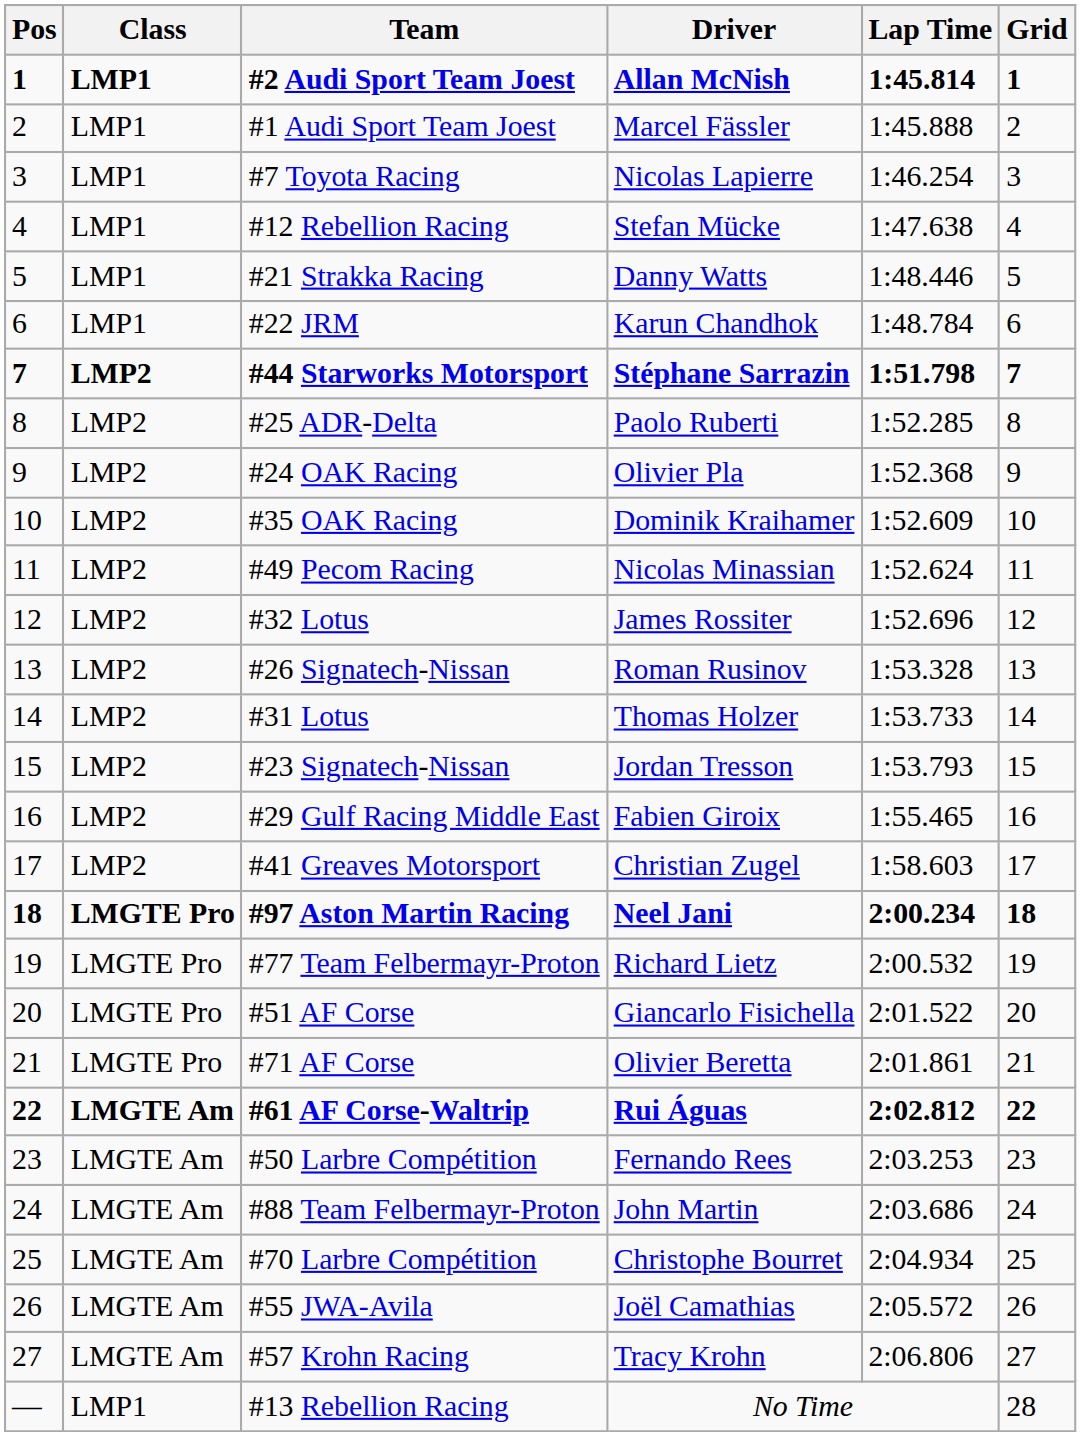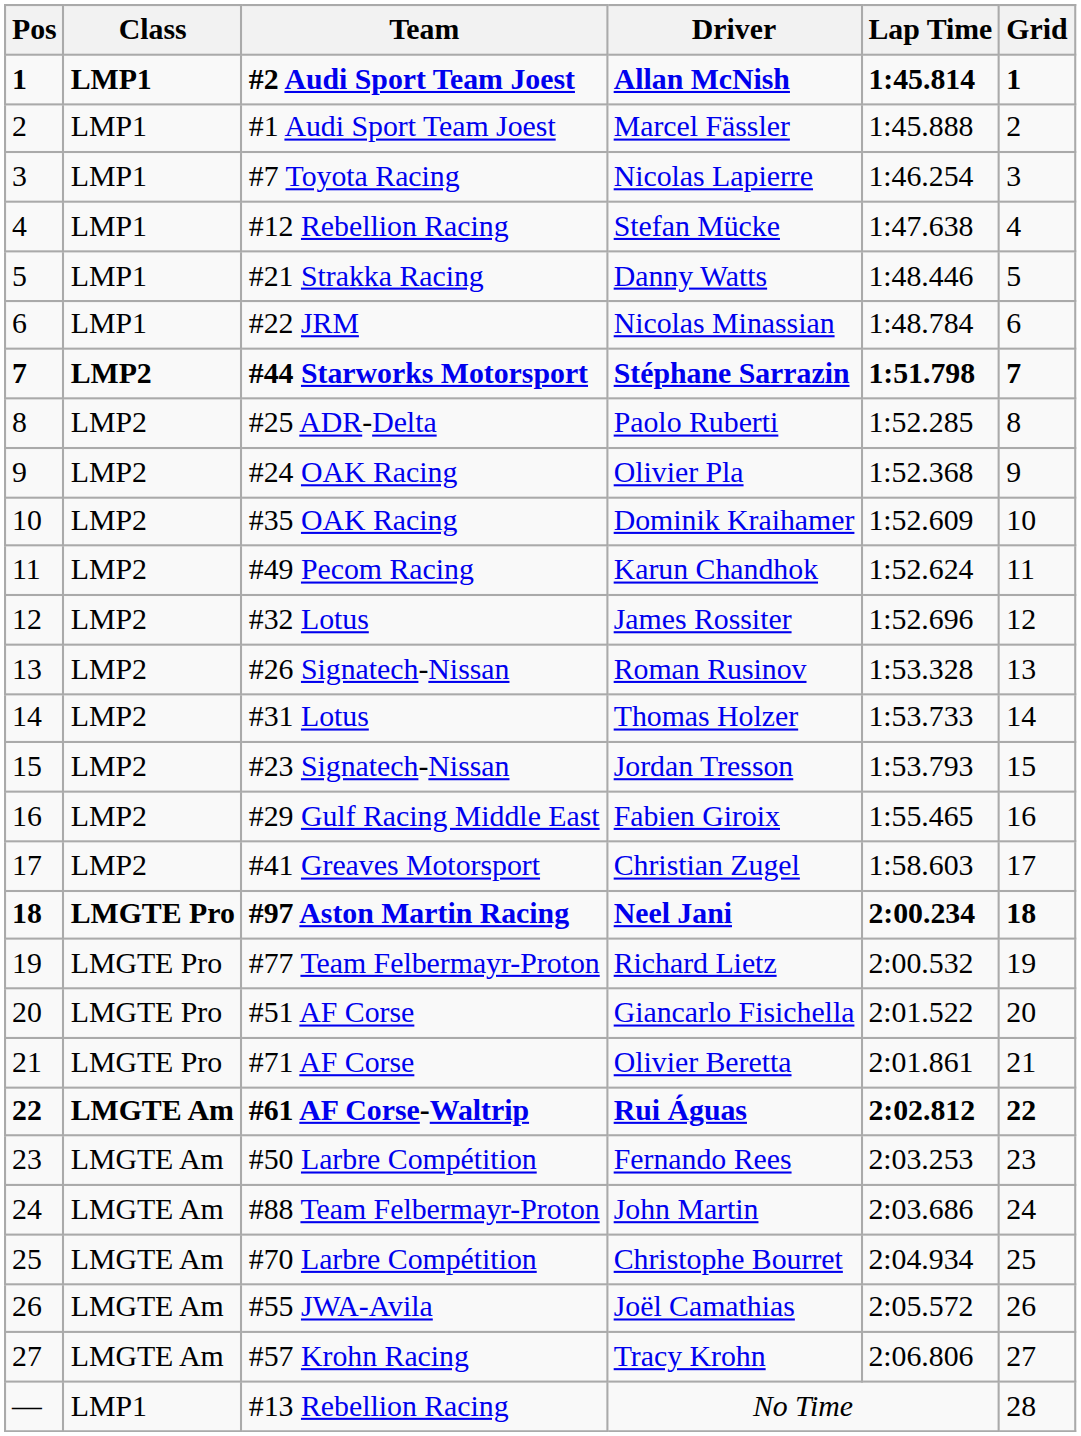(716, 324) Karun Chandhok -> (724, 324) Nicolas Minassian
(724, 570) Nicolas Minassian -> (716, 570) Karun Chandhok
